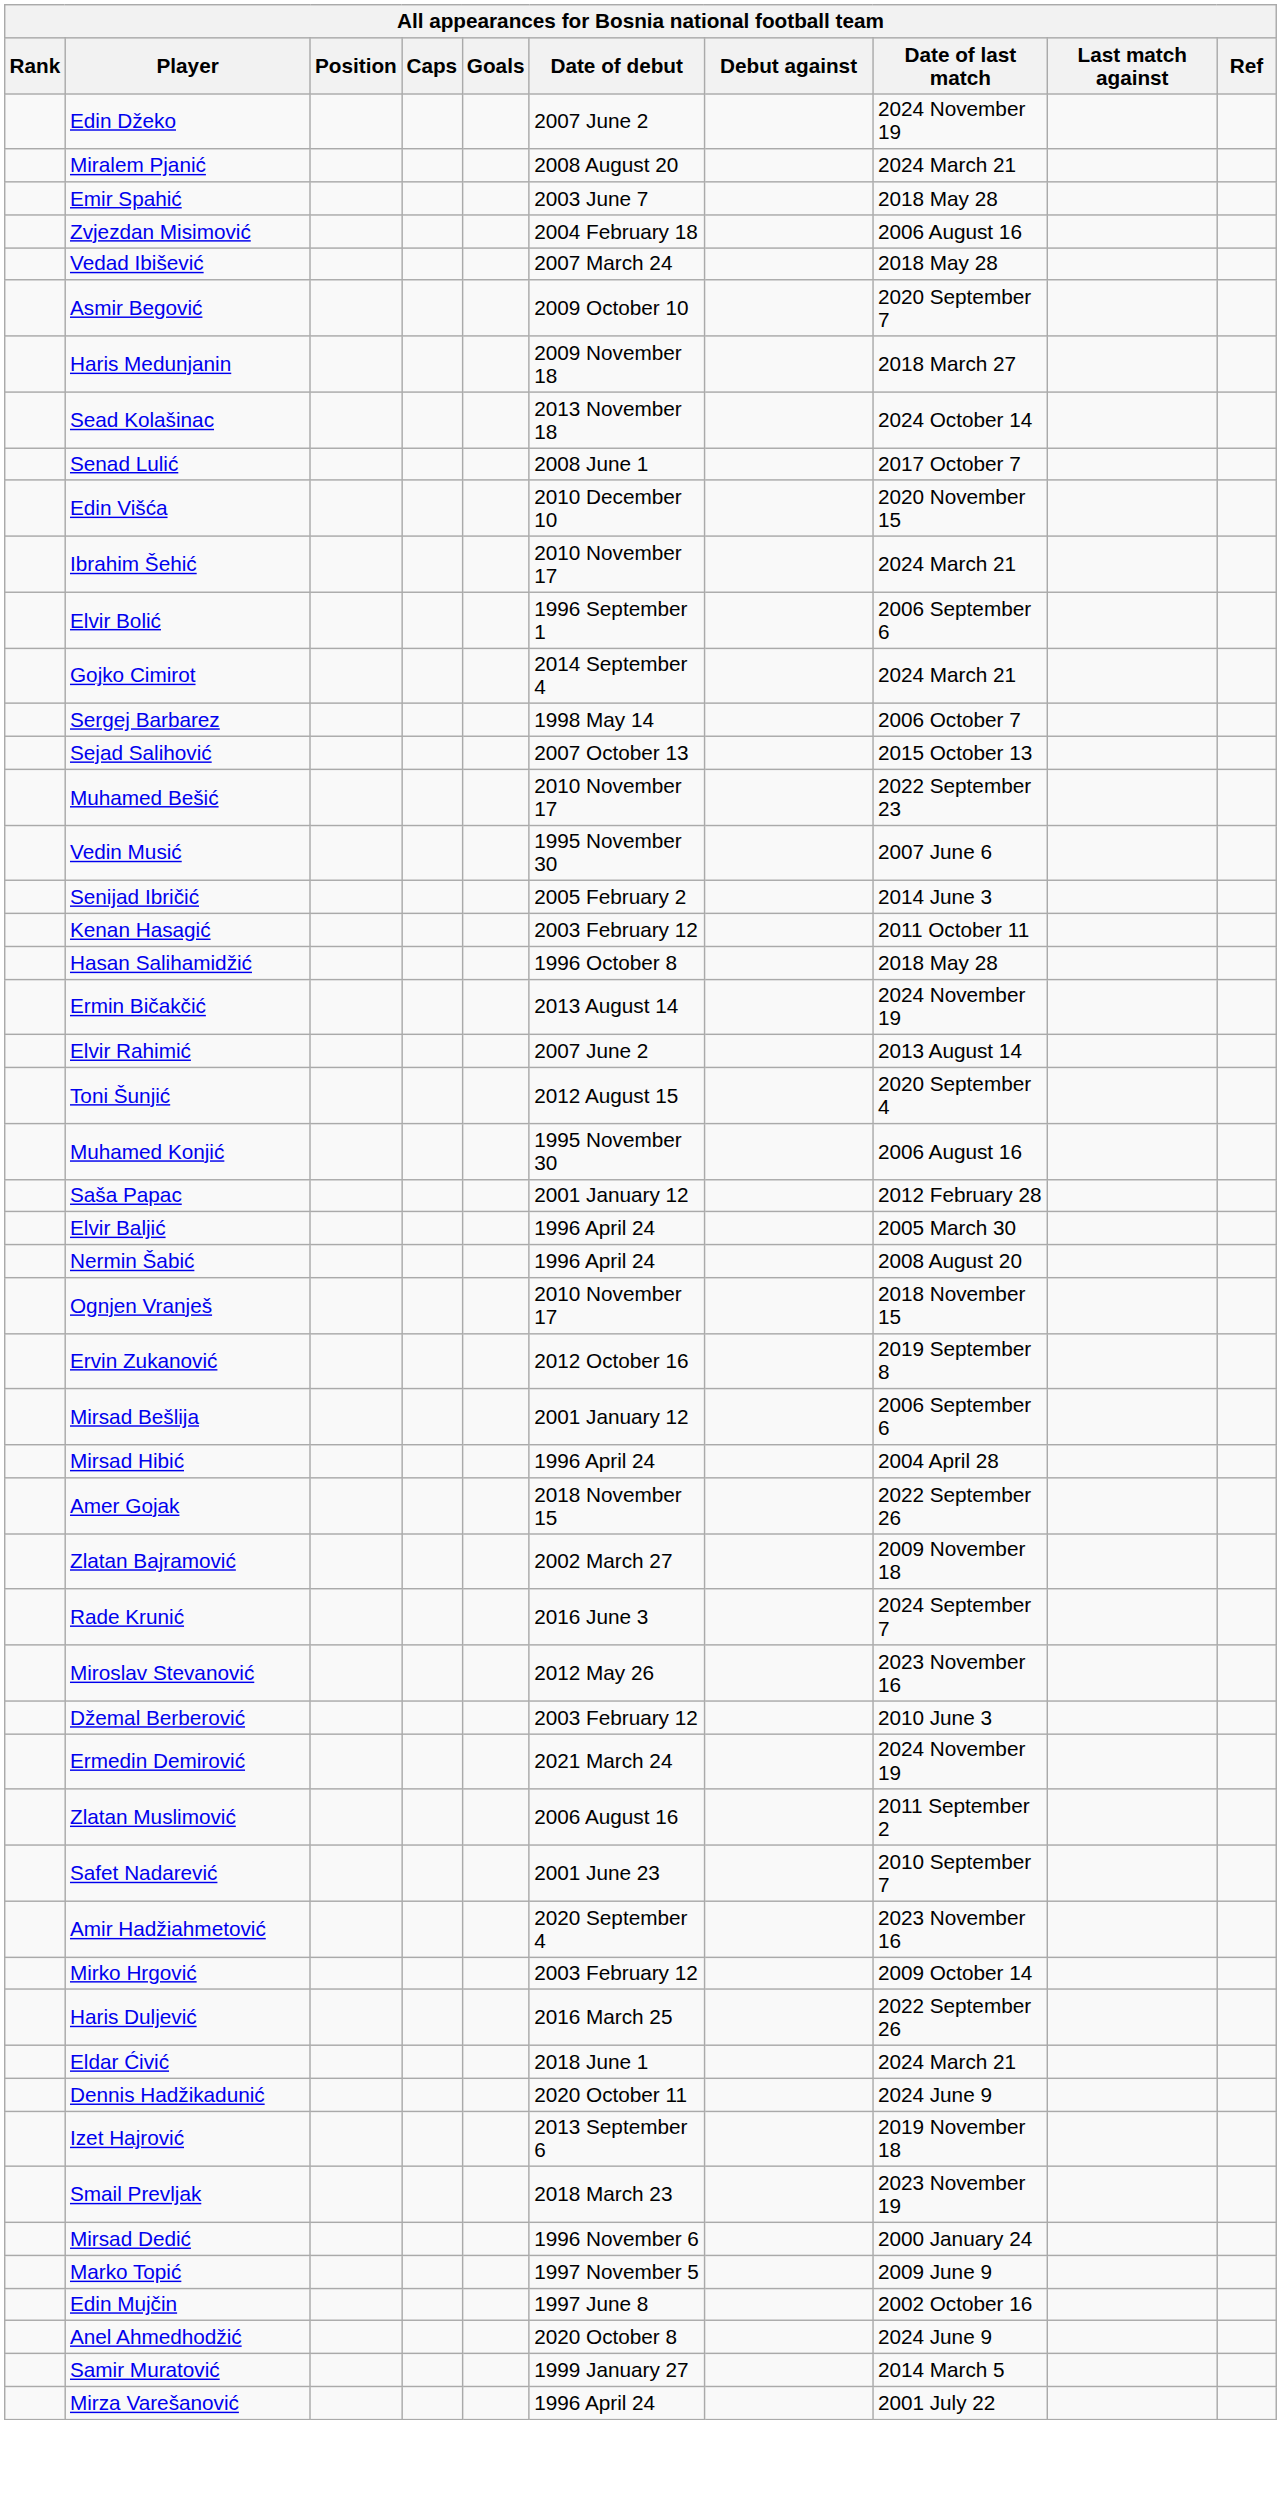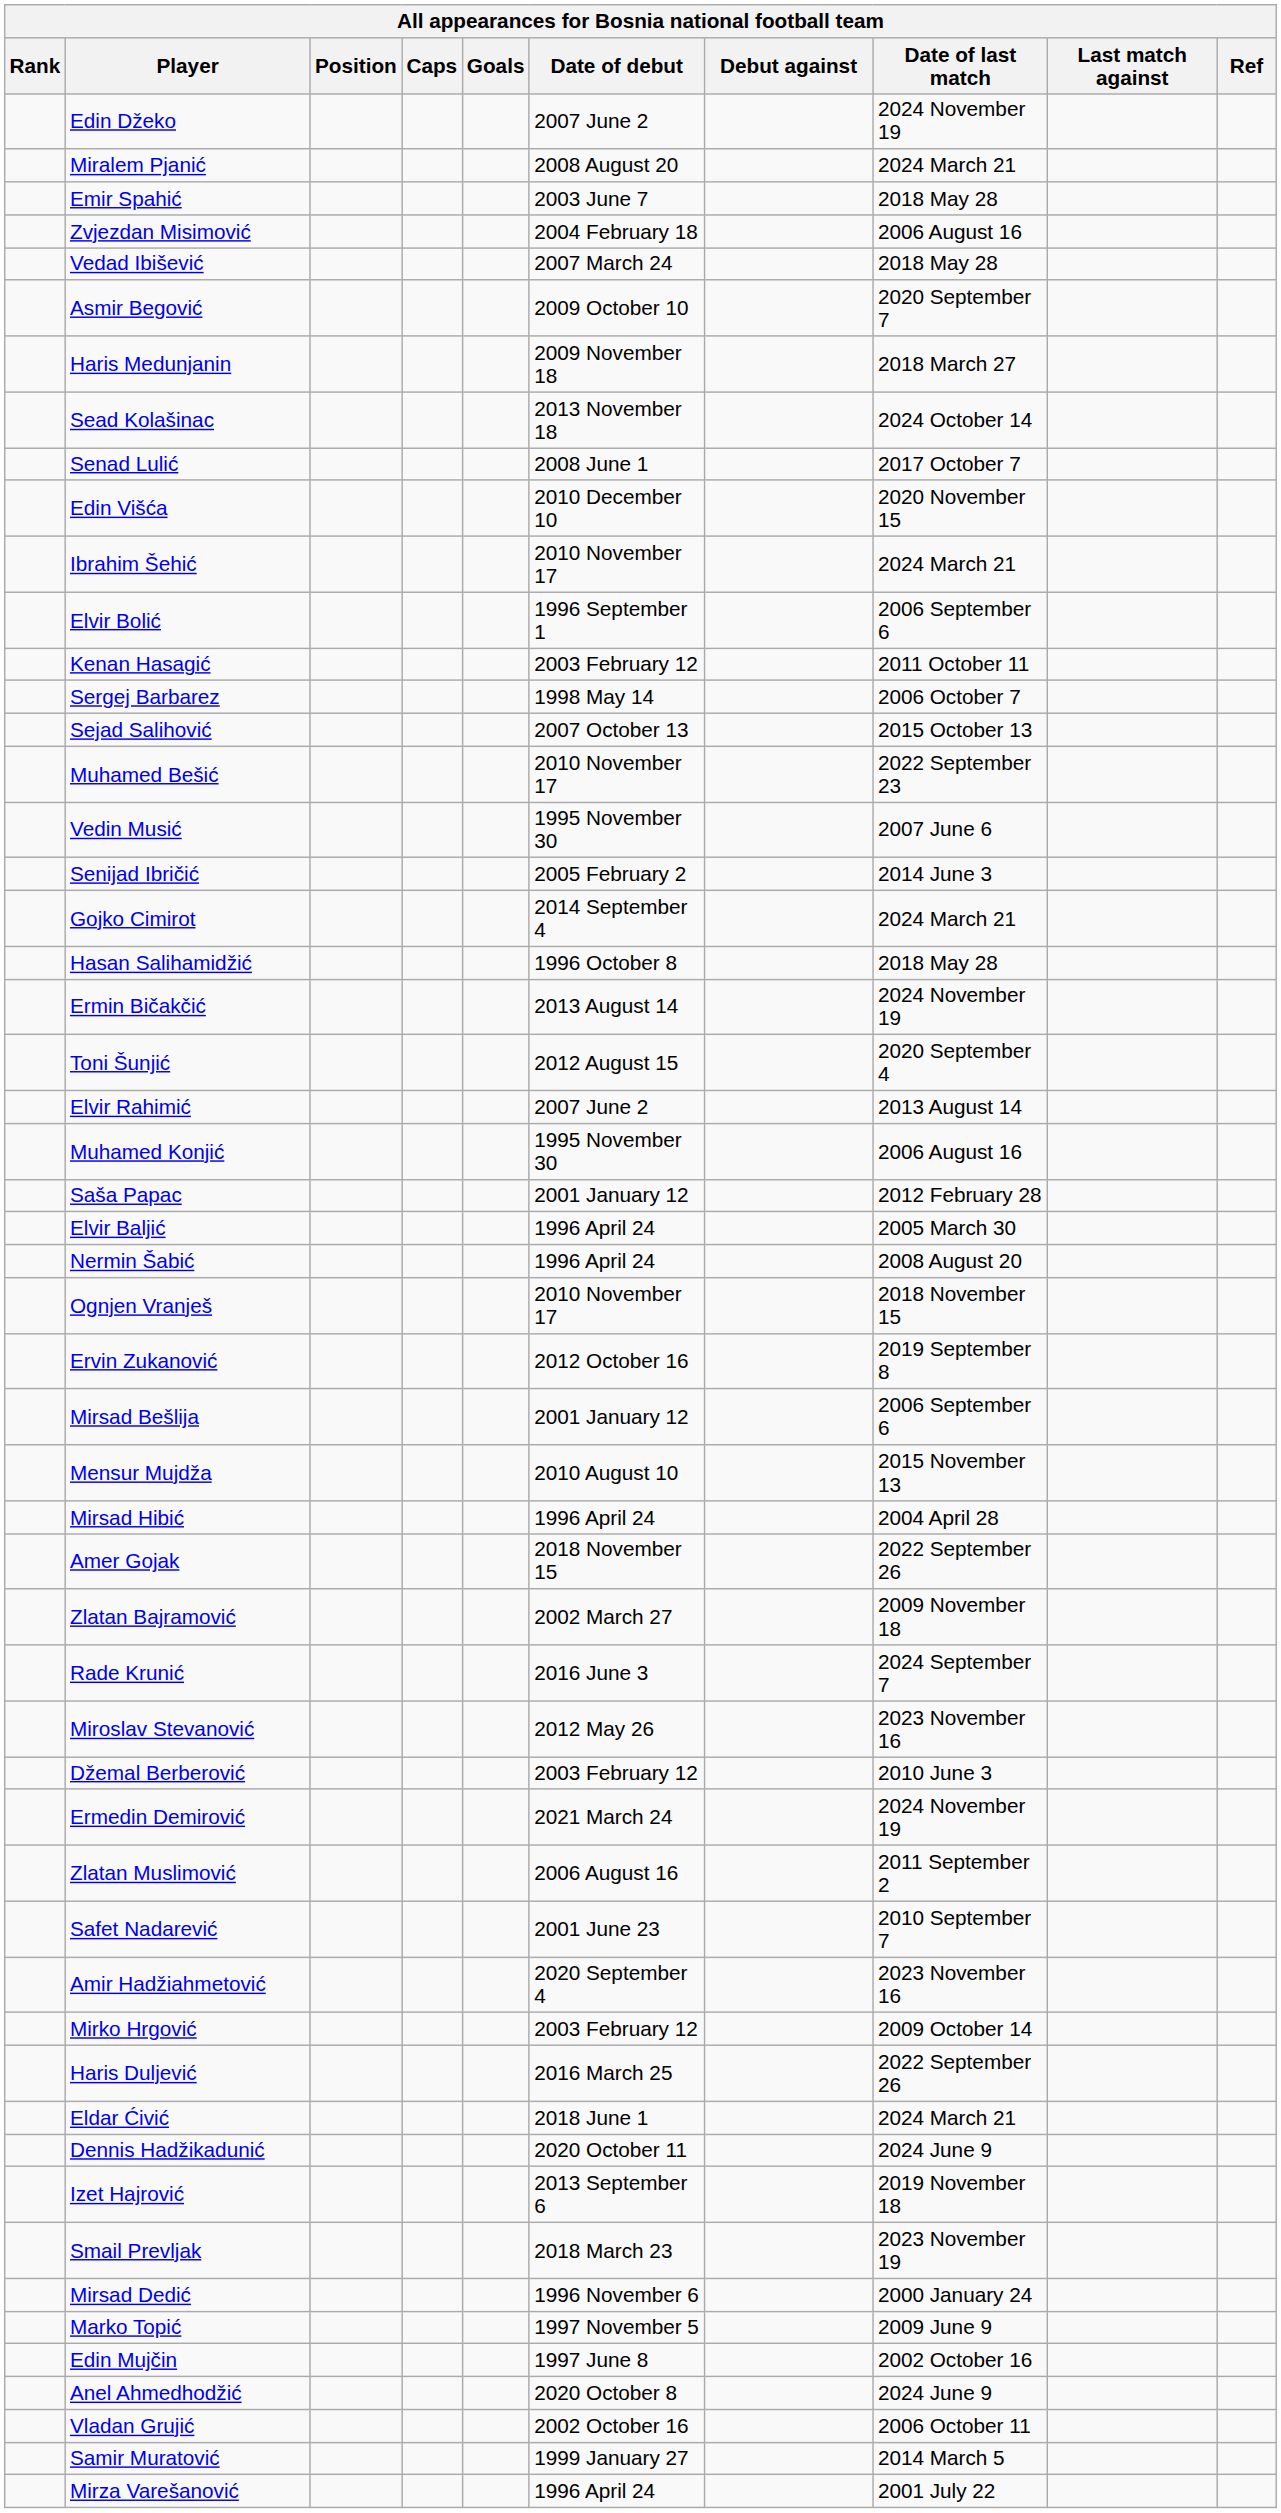rows swapped: (133, 676) <-> (140, 930)
rows swapped: (120, 1096) <-> (130, 1051)
+ row: (141, 1473)
+ row: (132, 2426)
